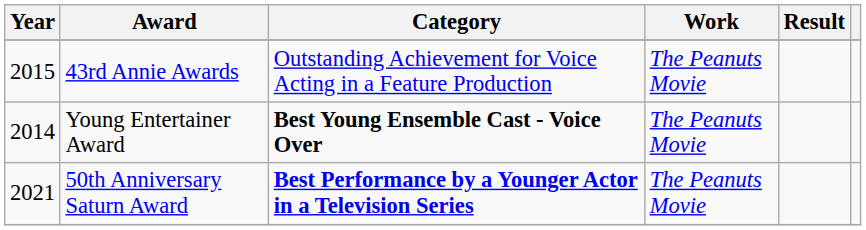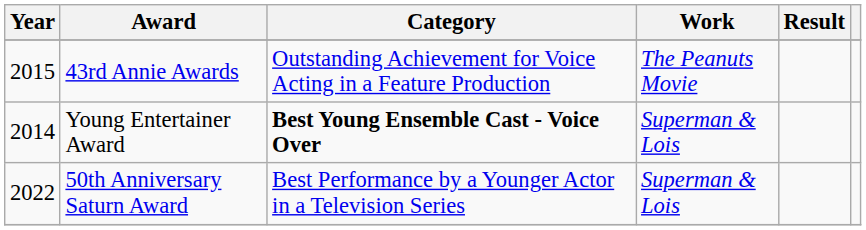(706, 132) The Peanuts Movie -> (698, 132) Superman & Lois
(32, 193) 2021 -> (32, 193) 2022
(456, 193) bold -> (443, 193) normal
(706, 193) The Peanuts Movie -> (698, 193) Superman & Lois
